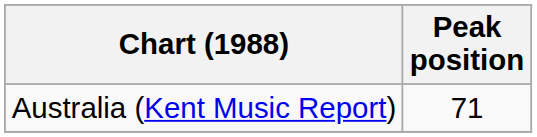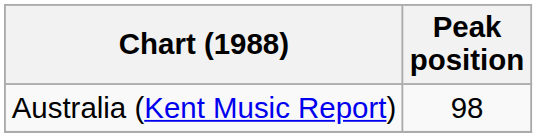(467, 107) 71 -> (467, 107) 98
